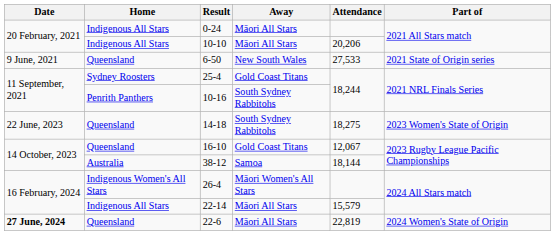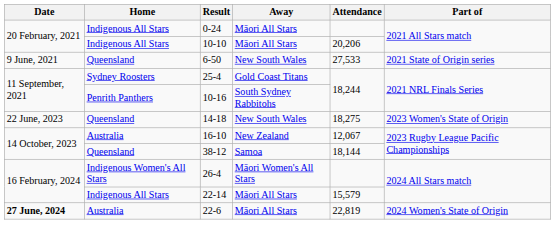(263, 125) South Sydney Rabbitohs -> (271, 119) New South Wales
(110, 147) Queensland -> (105, 135) Australia
(271, 147) Gold Coast Titans -> (262, 135) New Zealand
(105, 163) Australia -> (110, 151) Queensland
(110, 222) Queensland -> (105, 211) Australia
